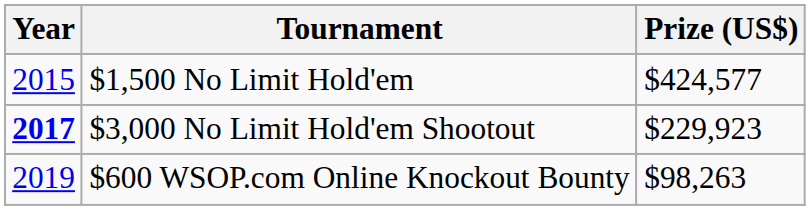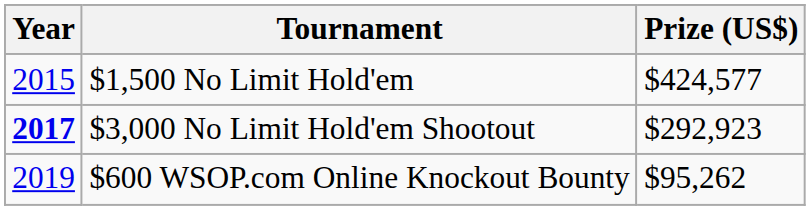(703, 128) $229,923 -> (703, 128) $292,923
(695, 178) $98,263 -> (695, 178) $95,262
